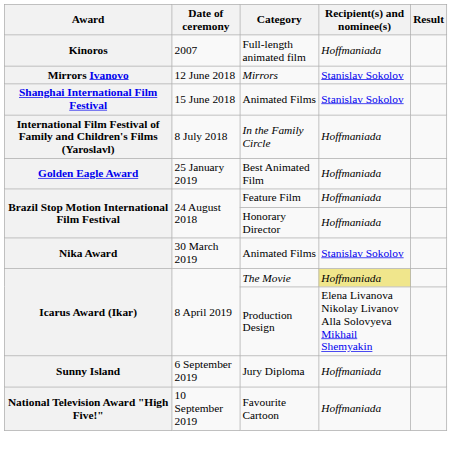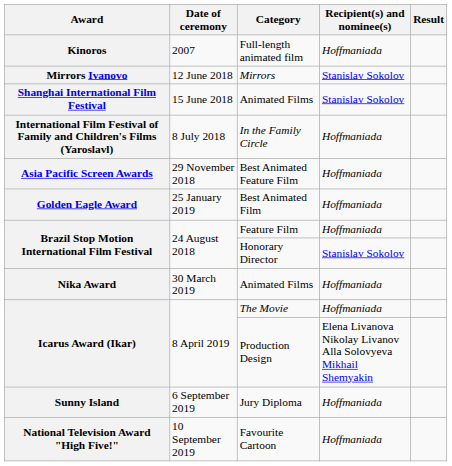+ row: (87, 173)
(351, 222) Hoffmaniada -> (363, 253) Stanislav Sokolov
(362, 253) Stanislav Sokolov -> (352, 284) Hoffmaniada
(351, 277) khaki background -> (352, 308) no background
